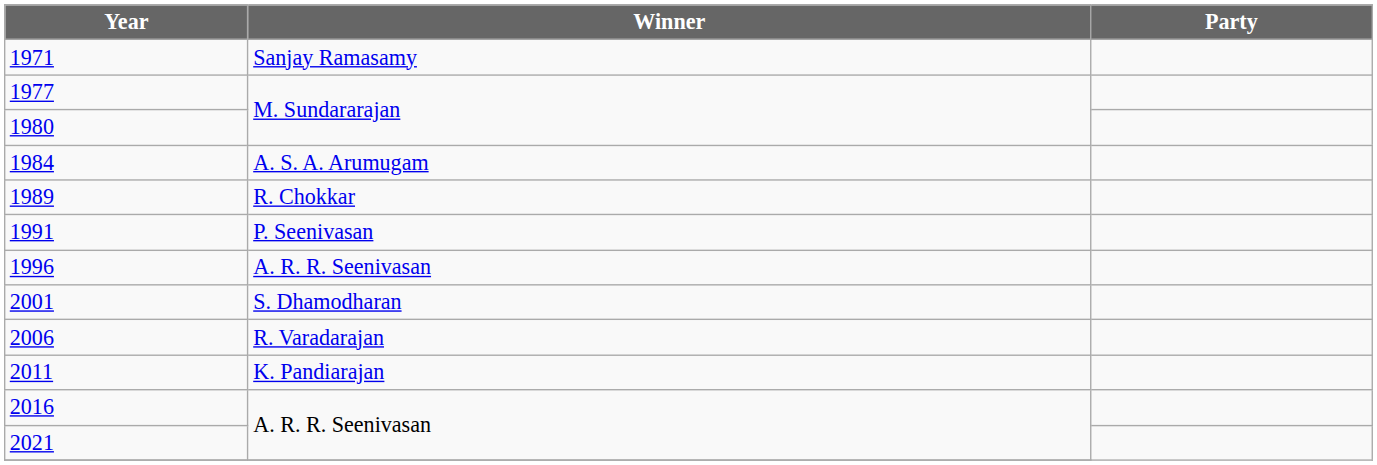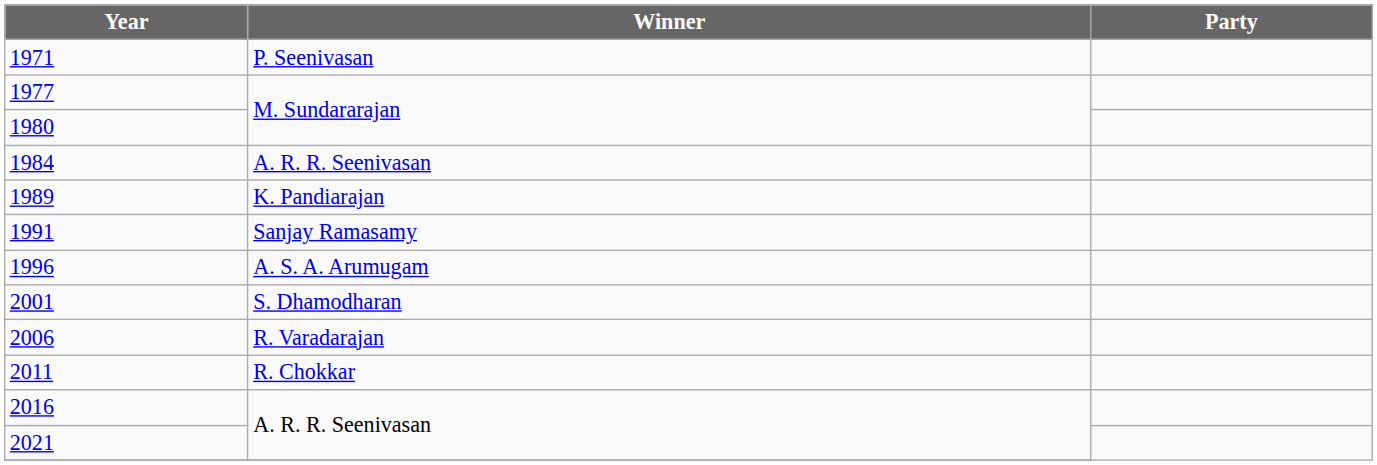(335, 57) Sanjay Ramasamy -> (313, 57) P. Seenivasan
(341, 162) A. S. A. Arumugam -> (342, 162) A. R. R. Seenivasan
(304, 197) R. Chokkar -> (319, 197) K. Pandiarajan
(313, 232) P. Seenivasan -> (335, 232) Sanjay Ramasamy
(342, 267) A. R. R. Seenivasan -> (341, 267) A. S. A. Arumugam
(319, 372) K. Pandiarajan -> (304, 372) R. Chokkar
